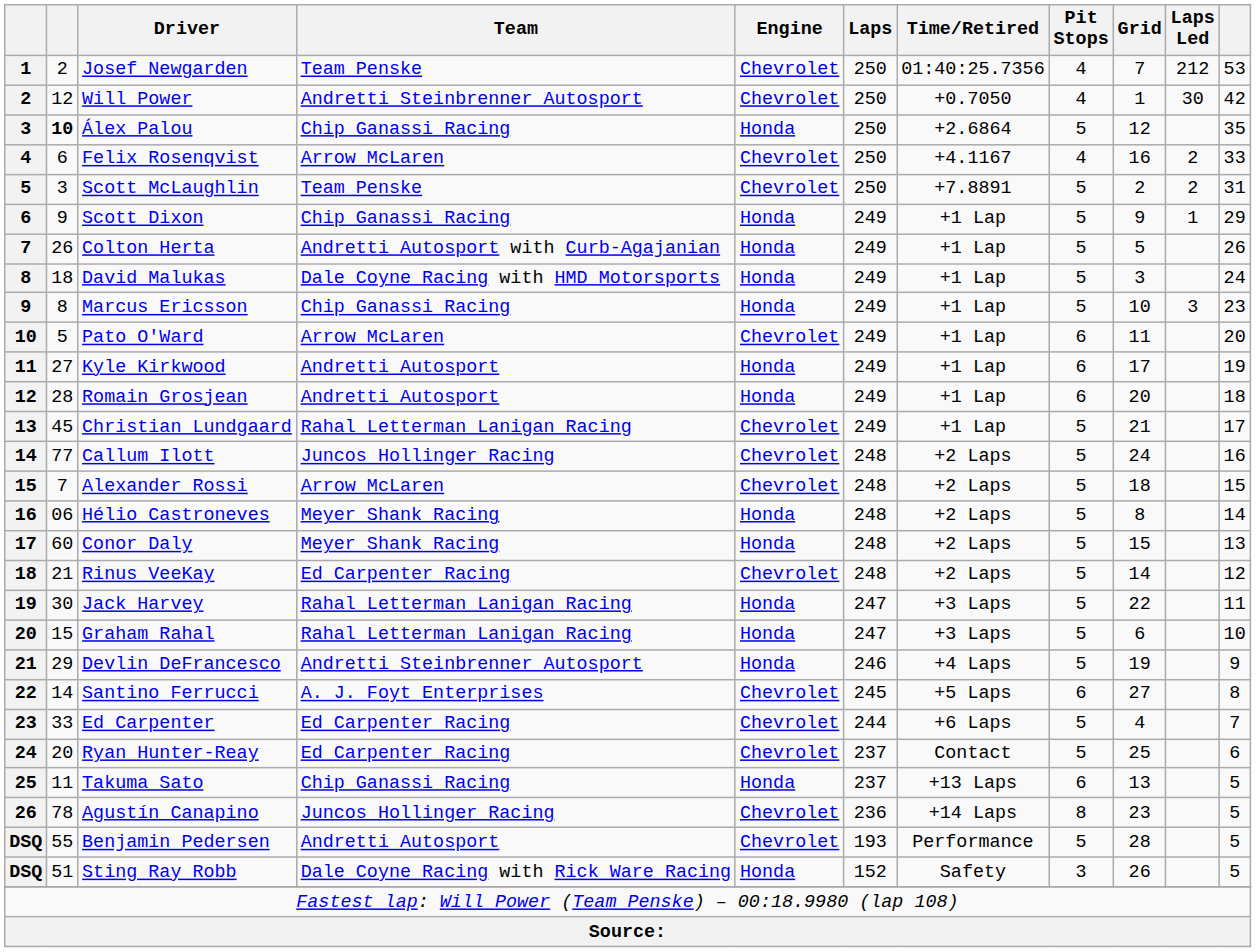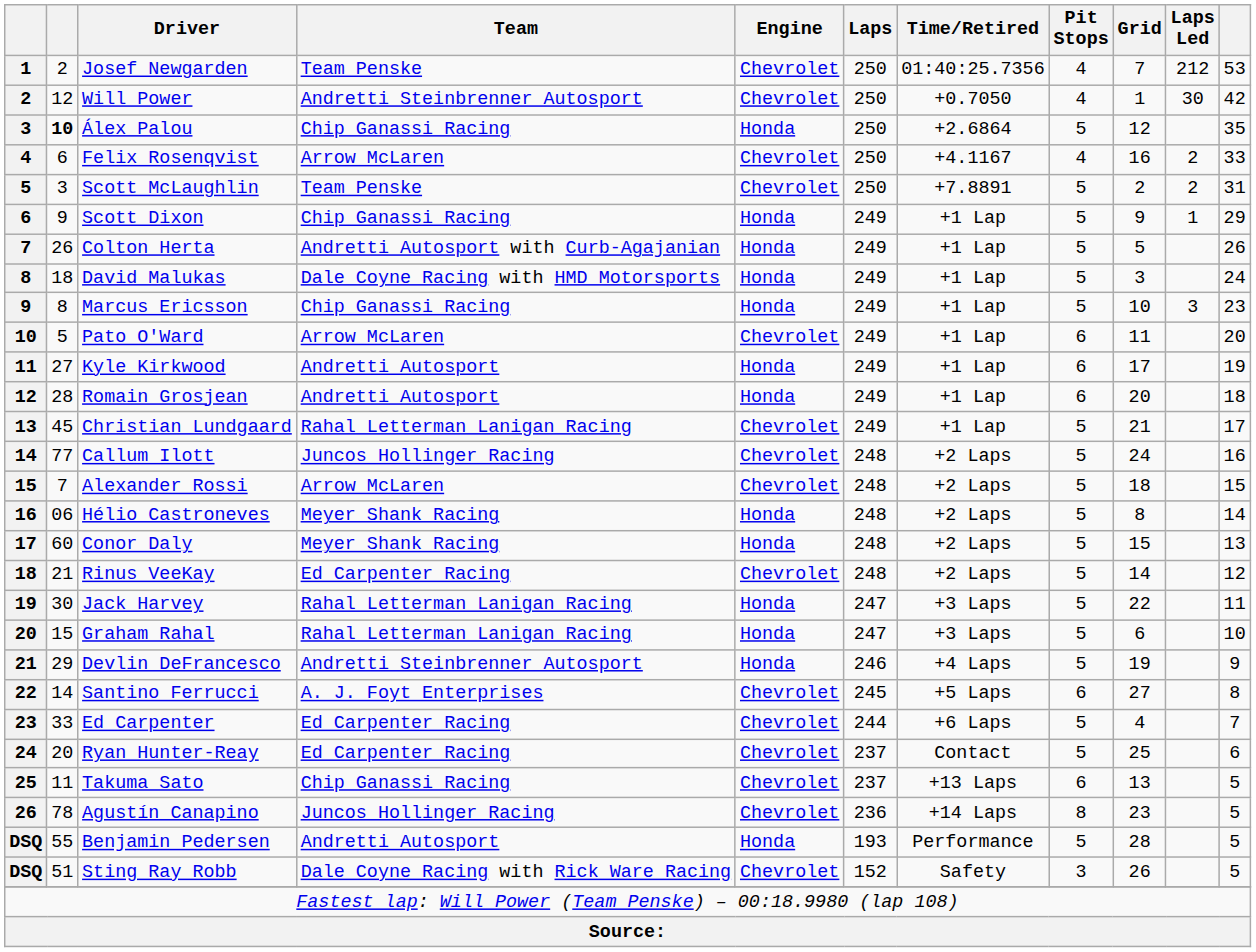(768, 783) Honda -> (790, 783) Chevrolet
(790, 843) Chevrolet -> (768, 843) Honda
(768, 873) Honda -> (790, 873) Chevrolet
